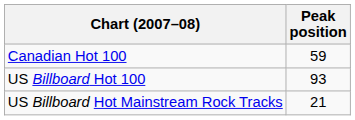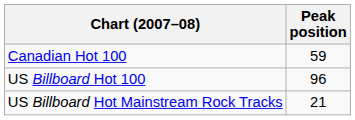(318, 79) 93 -> (318, 79) 96
